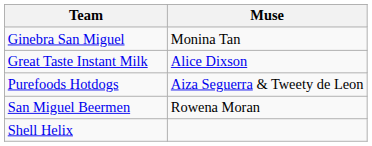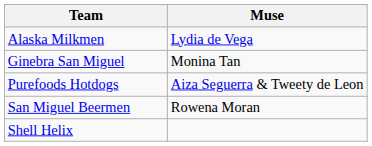+ row: (56, 38)
- row: (78, 61)
